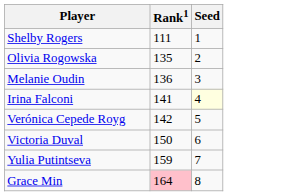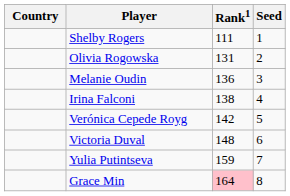+ column: (35, 16)
(163, 58) 135 -> (225, 58) 131
(163, 99) 141 -> (225, 99) 138
(198, 99) lightyellow background -> (259, 99) no background
(163, 139) 150 -> (225, 139) 148
